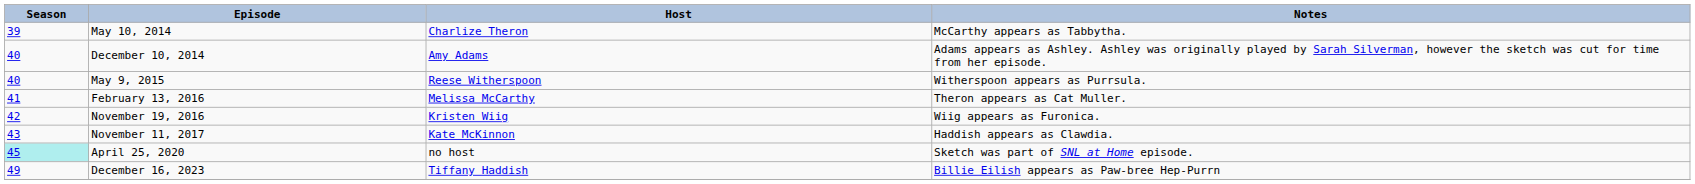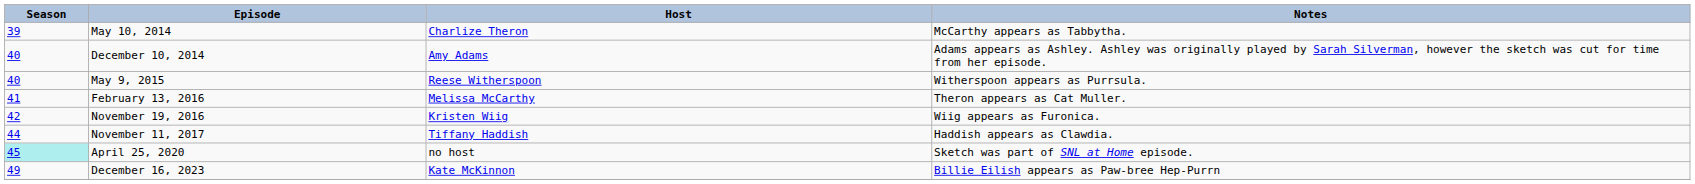(14, 134) 43 -> (14, 134) 44
(472, 134) Kate McKinnon -> (478, 134) Tiffany Haddish
(478, 170) Tiffany Haddish -> (472, 170) Kate McKinnon
